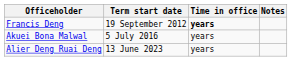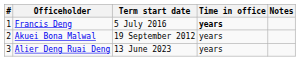+ column: (9, 11)
(146, 24) 19 September 2012 -> (140, 24) 5 July 2016
(132, 37) 5 July 2016 -> (155, 37) 19 September 2012
